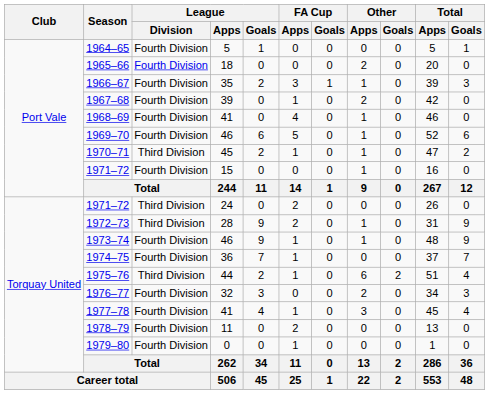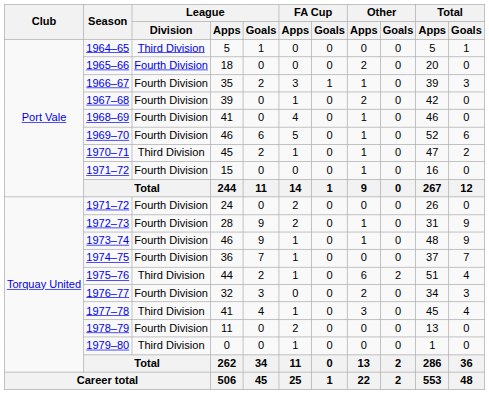(171, 48) Fourth Division -> (171, 48) Third Division
(171, 205) Third Division -> (171, 205) Fourth Division
(171, 223) Third Division -> (171, 223) Fourth Division
(171, 310) Fourth Division -> (171, 310) Third Division
(171, 345) Fourth Division -> (171, 345) Third Division
